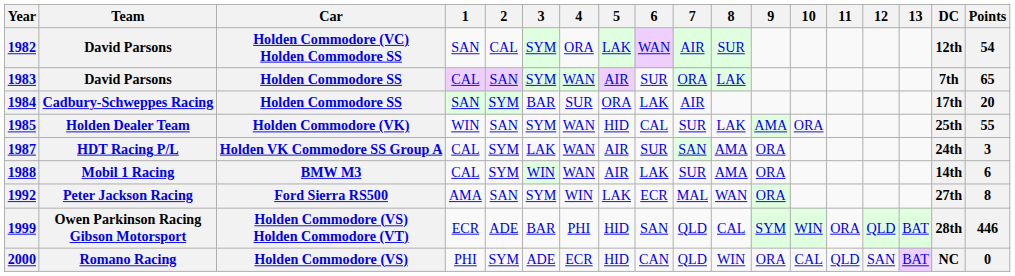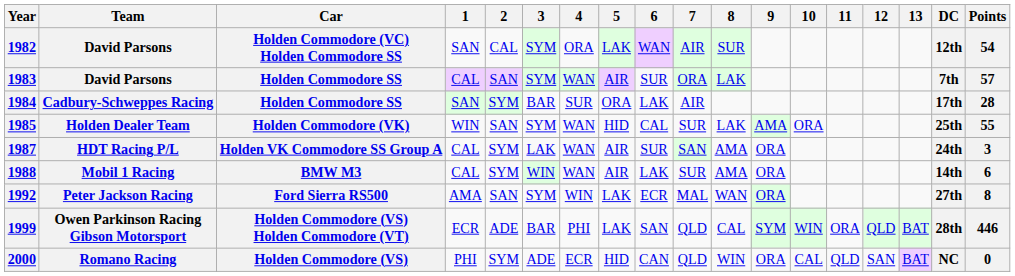(987, 79) 65 -> (987, 79) 57
(987, 103) 20 -> (987, 103) 28
(616, 227) HID -> (616, 227) LAK
